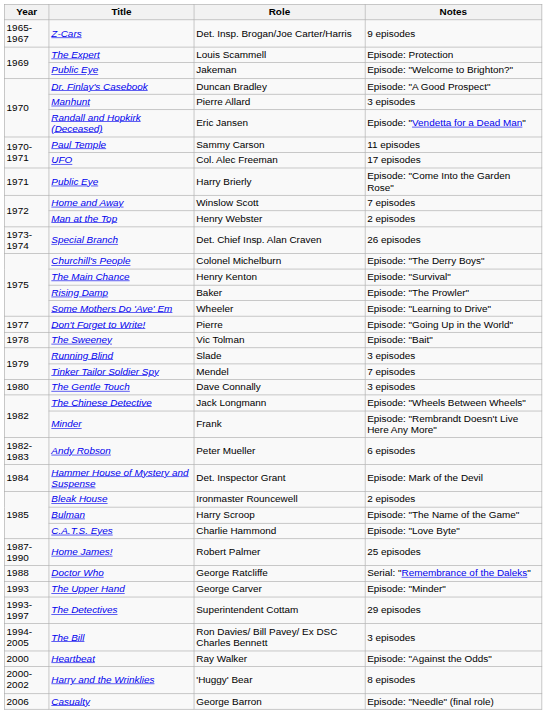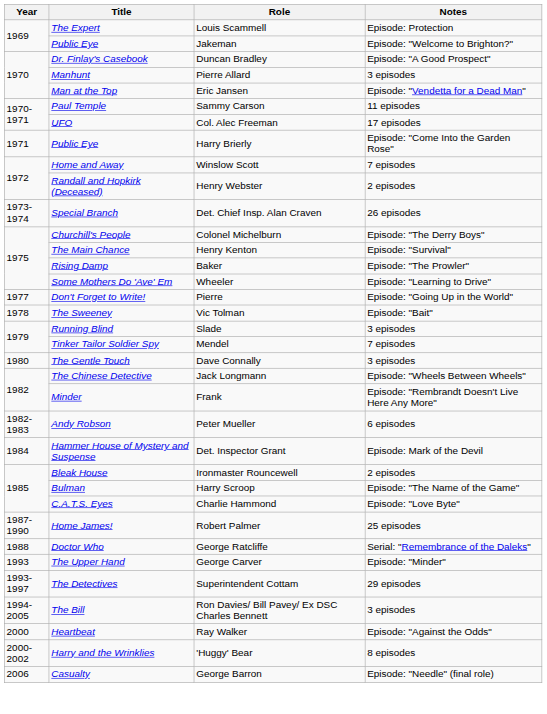- row: (274, 33)
(96, 123) Randall and Hopkirk (Deceased) -> (84, 91) Man at the Top
(84, 218) Man at the Top -> (96, 186) Randall and Hopkirk (Deceased)
